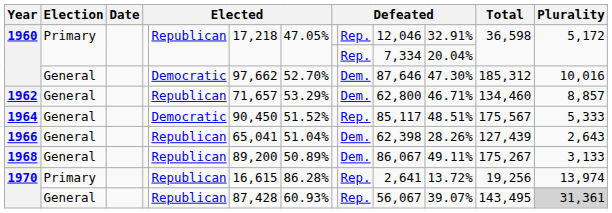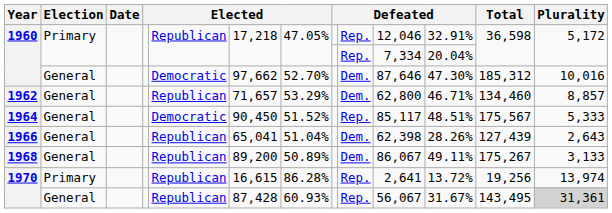(450, 198) 39.07% -> (450, 198) 31.67%
